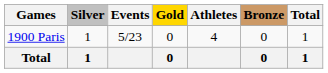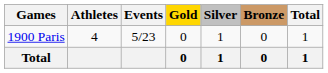columns swapped: (214, 15) <-> (88, 15)
